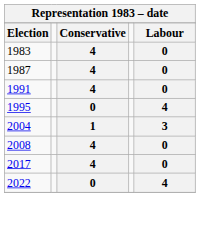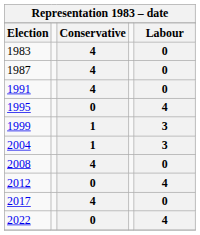+ row: (19, 126)
+ row: (19, 182)
